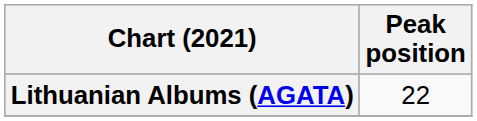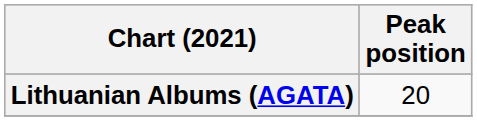(416, 94) 22 -> (416, 94) 20
